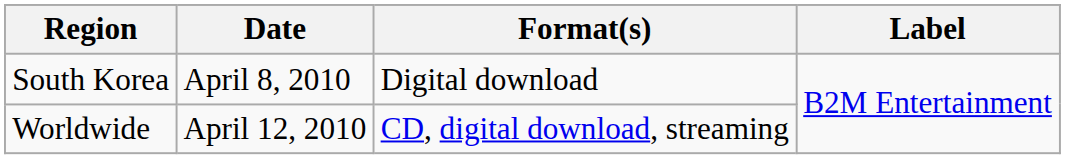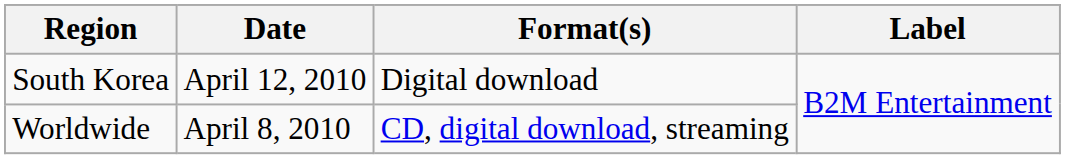(267, 78) April 8, 2010 -> (275, 78) April 12, 2010
(275, 128) April 12, 2010 -> (267, 128) April 8, 2010
